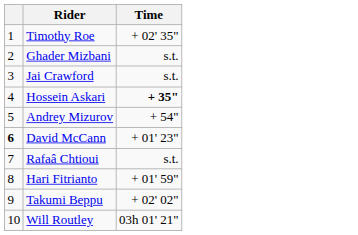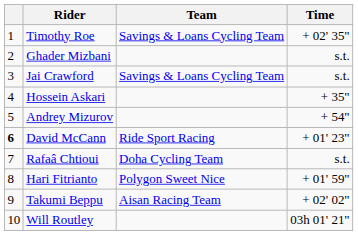+ column: (202, 14)
(163, 96) bold -> (335, 96) normal
